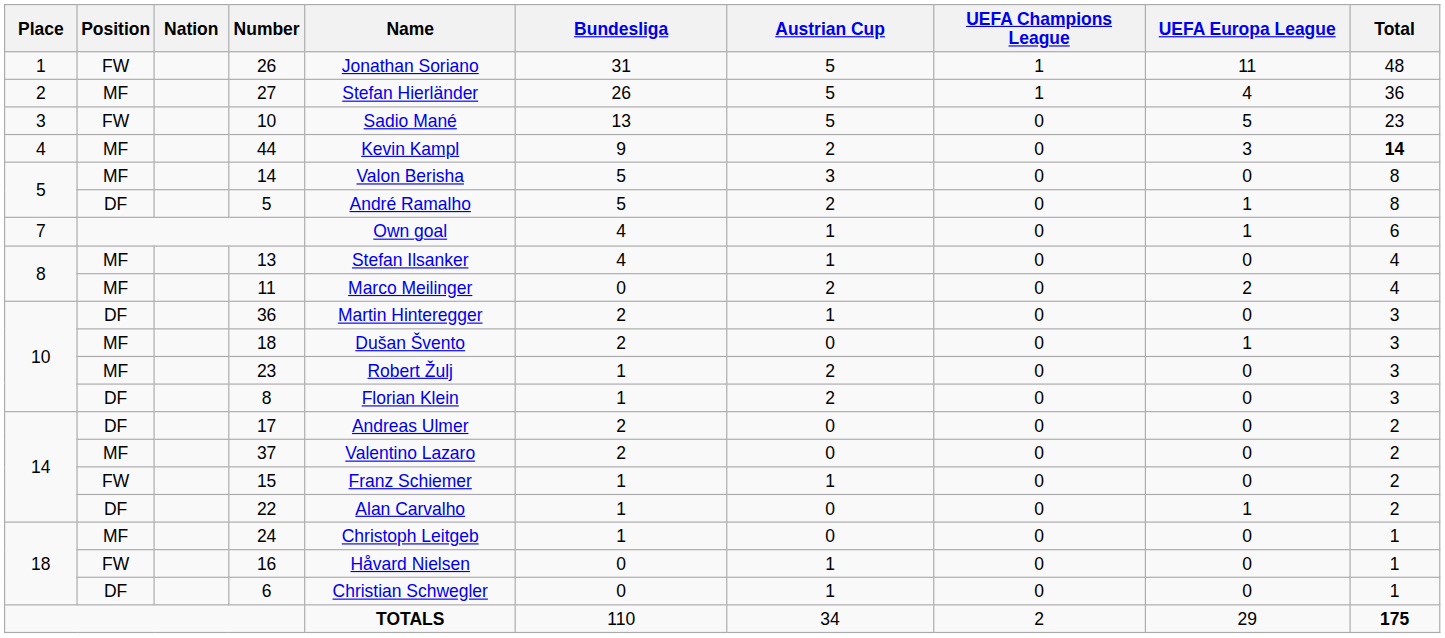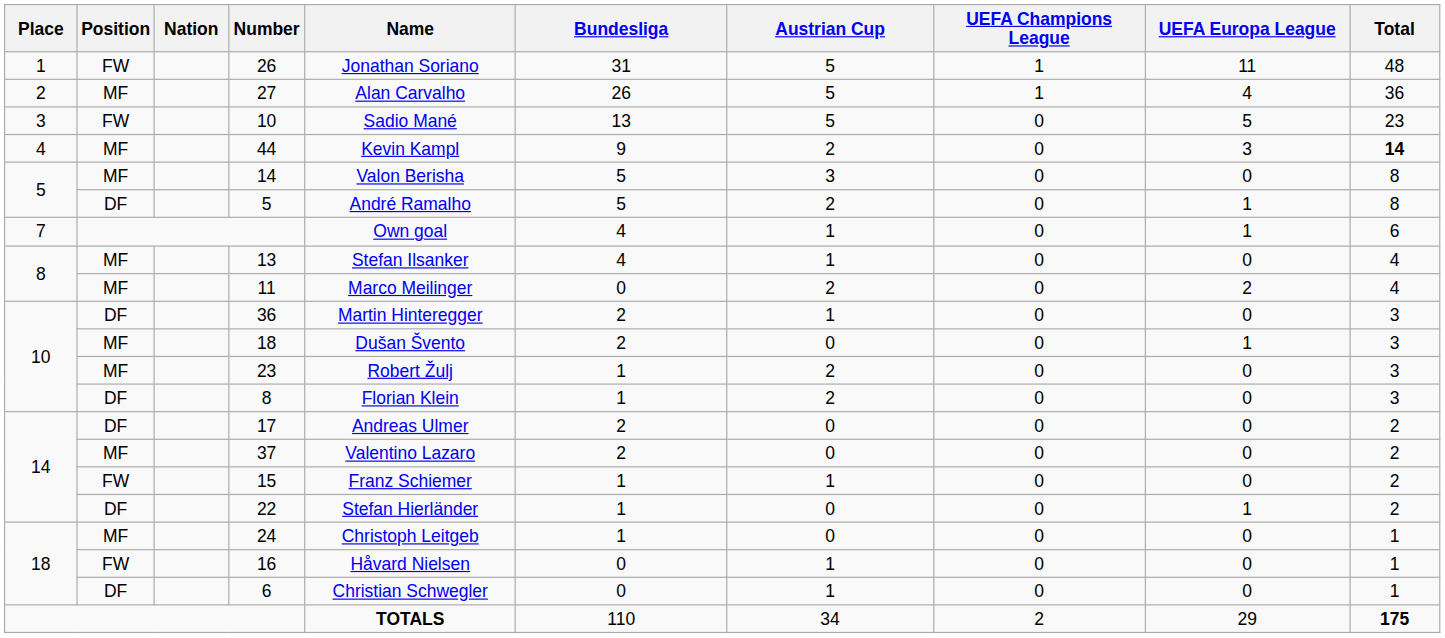(410, 93) Stefan Hierländer -> (410, 93) Alan Carvalho
(410, 509) Alan Carvalho -> (410, 509) Stefan Hierländer
